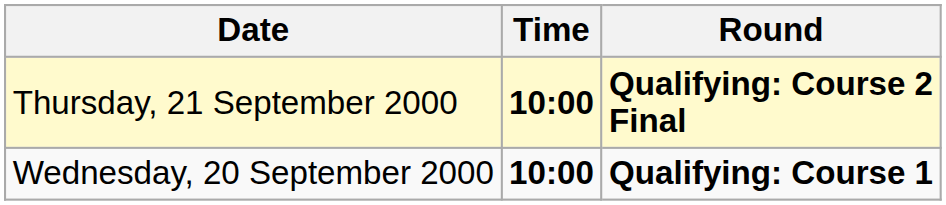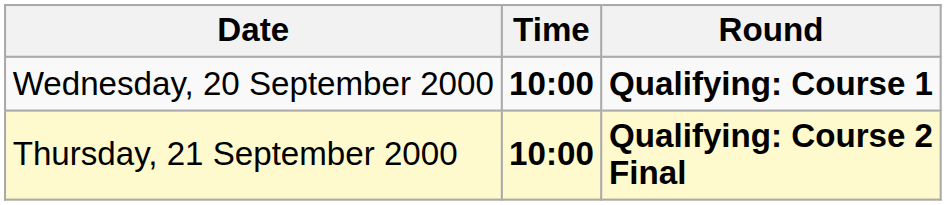rows swapped: (253, 173) <-> (235, 101)
